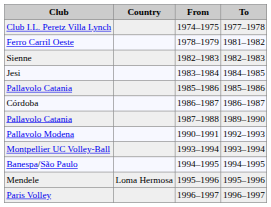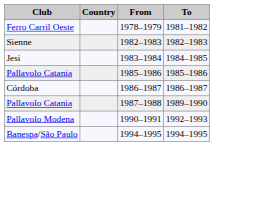- row: (59, 27)
- row: (58, 149)
- row: (23, 179)
- row: (29, 195)
